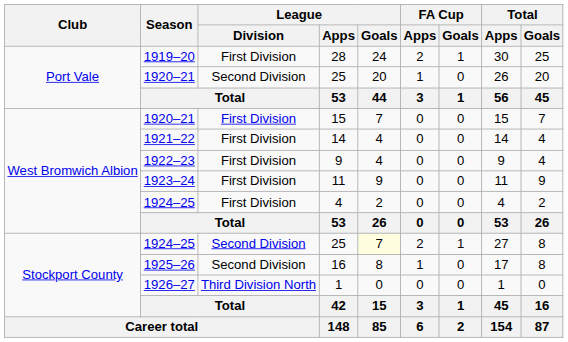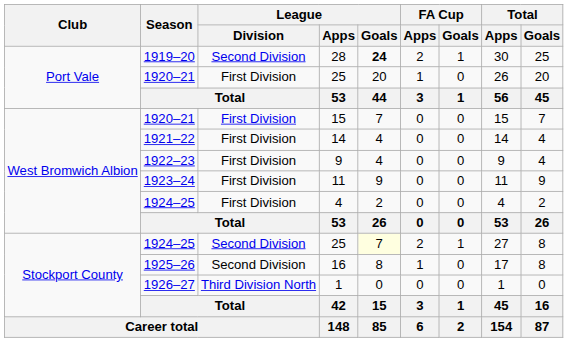(258, 56) First Division -> (258, 56) Second Division
(379, 56) normal -> (379, 56) bold
(258, 77) Second Division -> (258, 77) First Division
